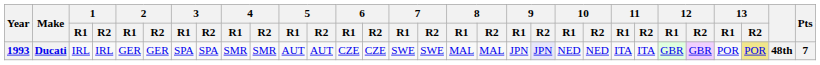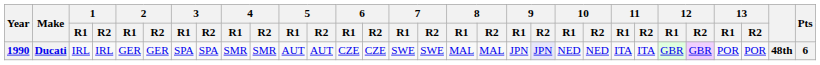(18, 51) 1993 -> (18, 51) 1990
(755, 51) khaki background -> (755, 51) no background
(805, 51) 7 -> (805, 51) 6
